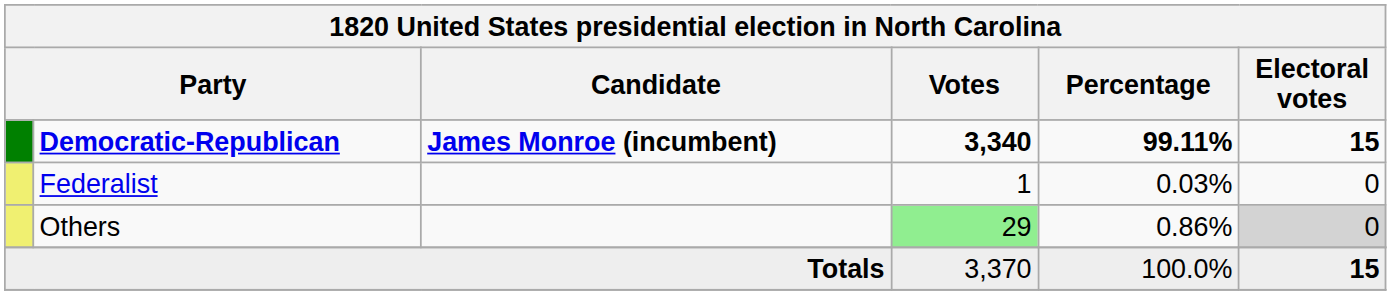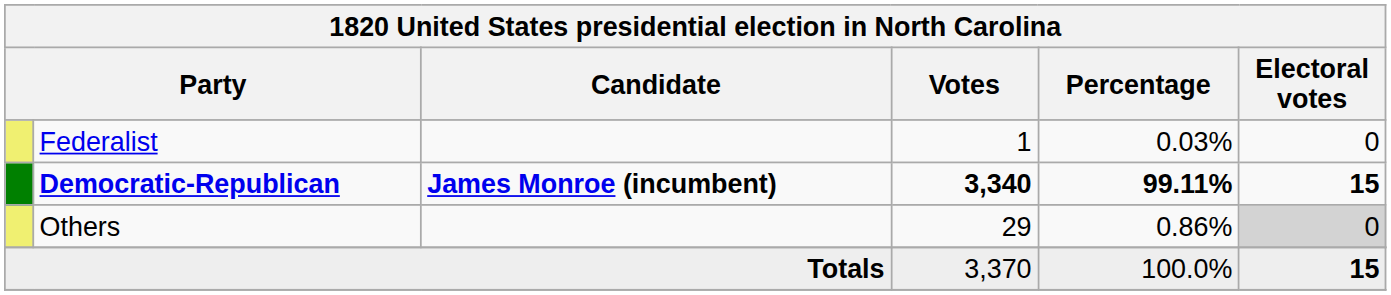rows swapped: (190, 142) <-> (99, 184)
(1017, 227) lightgreen background -> (1017, 227) no background
